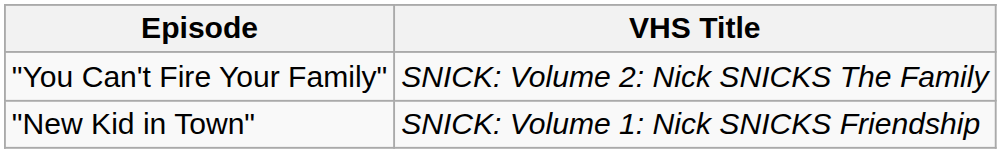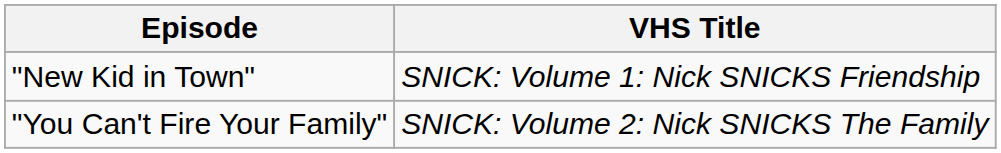rows swapped: (133, 123) <-> (200, 76)
